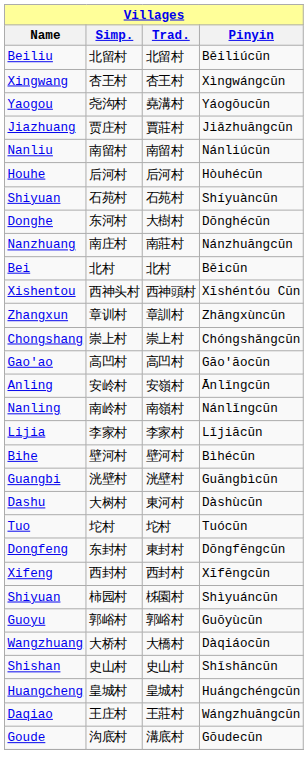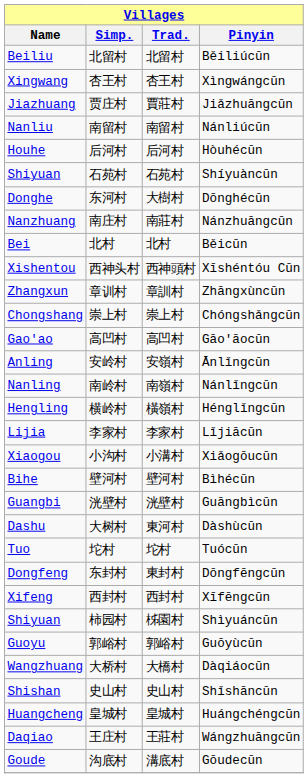- row: (108, 105)
+ row: (108, 410)
+ row: (108, 457)
